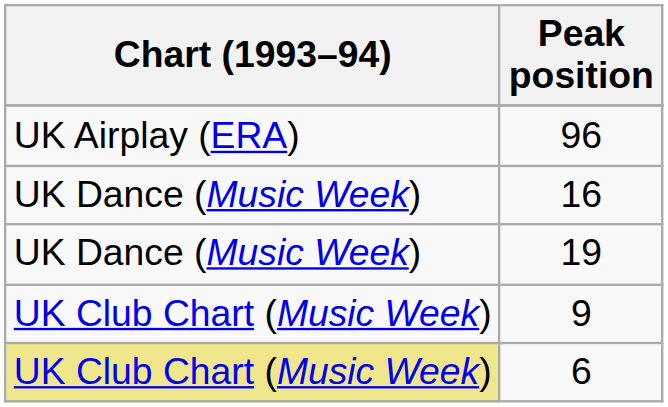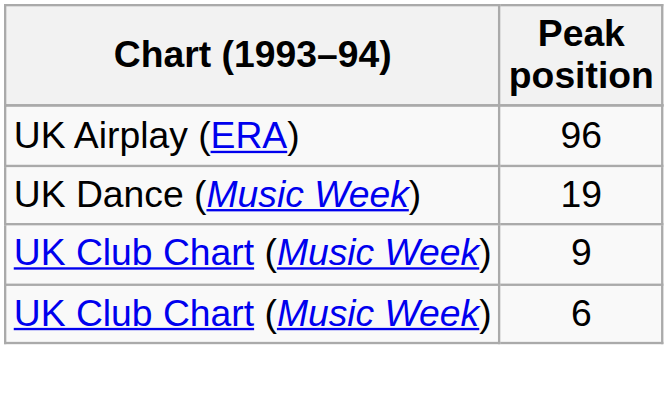- row: (581, 194)
(253, 371) khaki background -> (253, 312) no background
